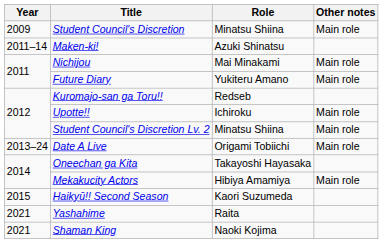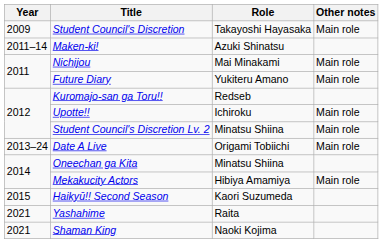(249, 29) Minatsu Shiina -> (263, 29) Takayoshi Hayasaka
(263, 163) Takayoshi Hayasaka -> (249, 163) Minatsu Shiina
